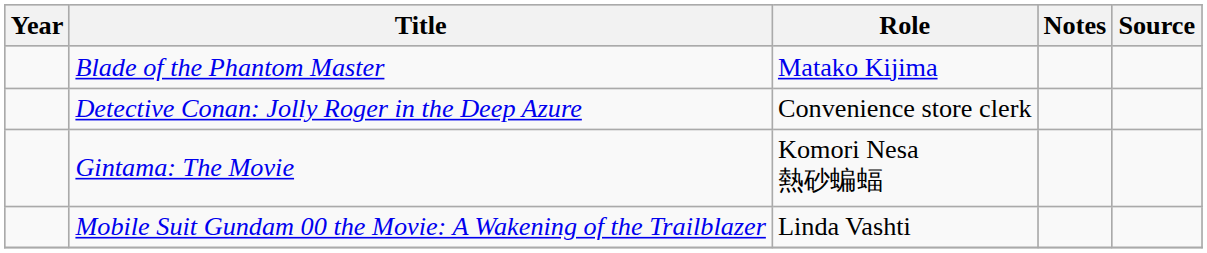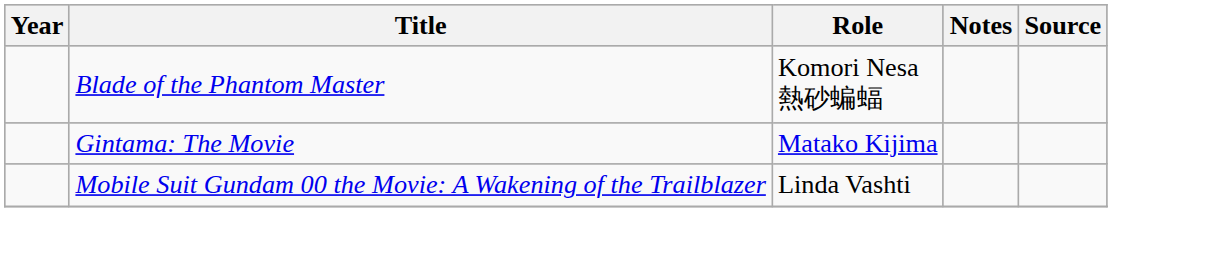(858, 66) Matako Kijima -> (848, 82) Komori Nesa 熱砂蝙蝠
- row: (329, 108)
(848, 165) Komori Nesa 熱砂蝙蝠 -> (858, 142) Matako Kijima
